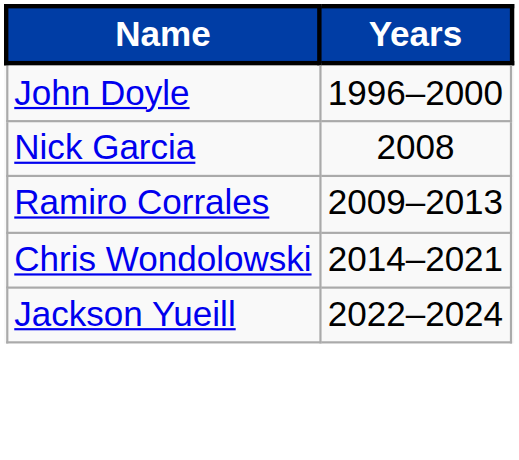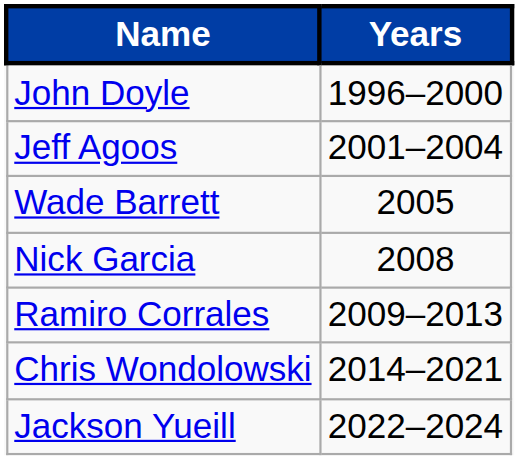+ row: (96, 147)
+ row: (117, 203)
